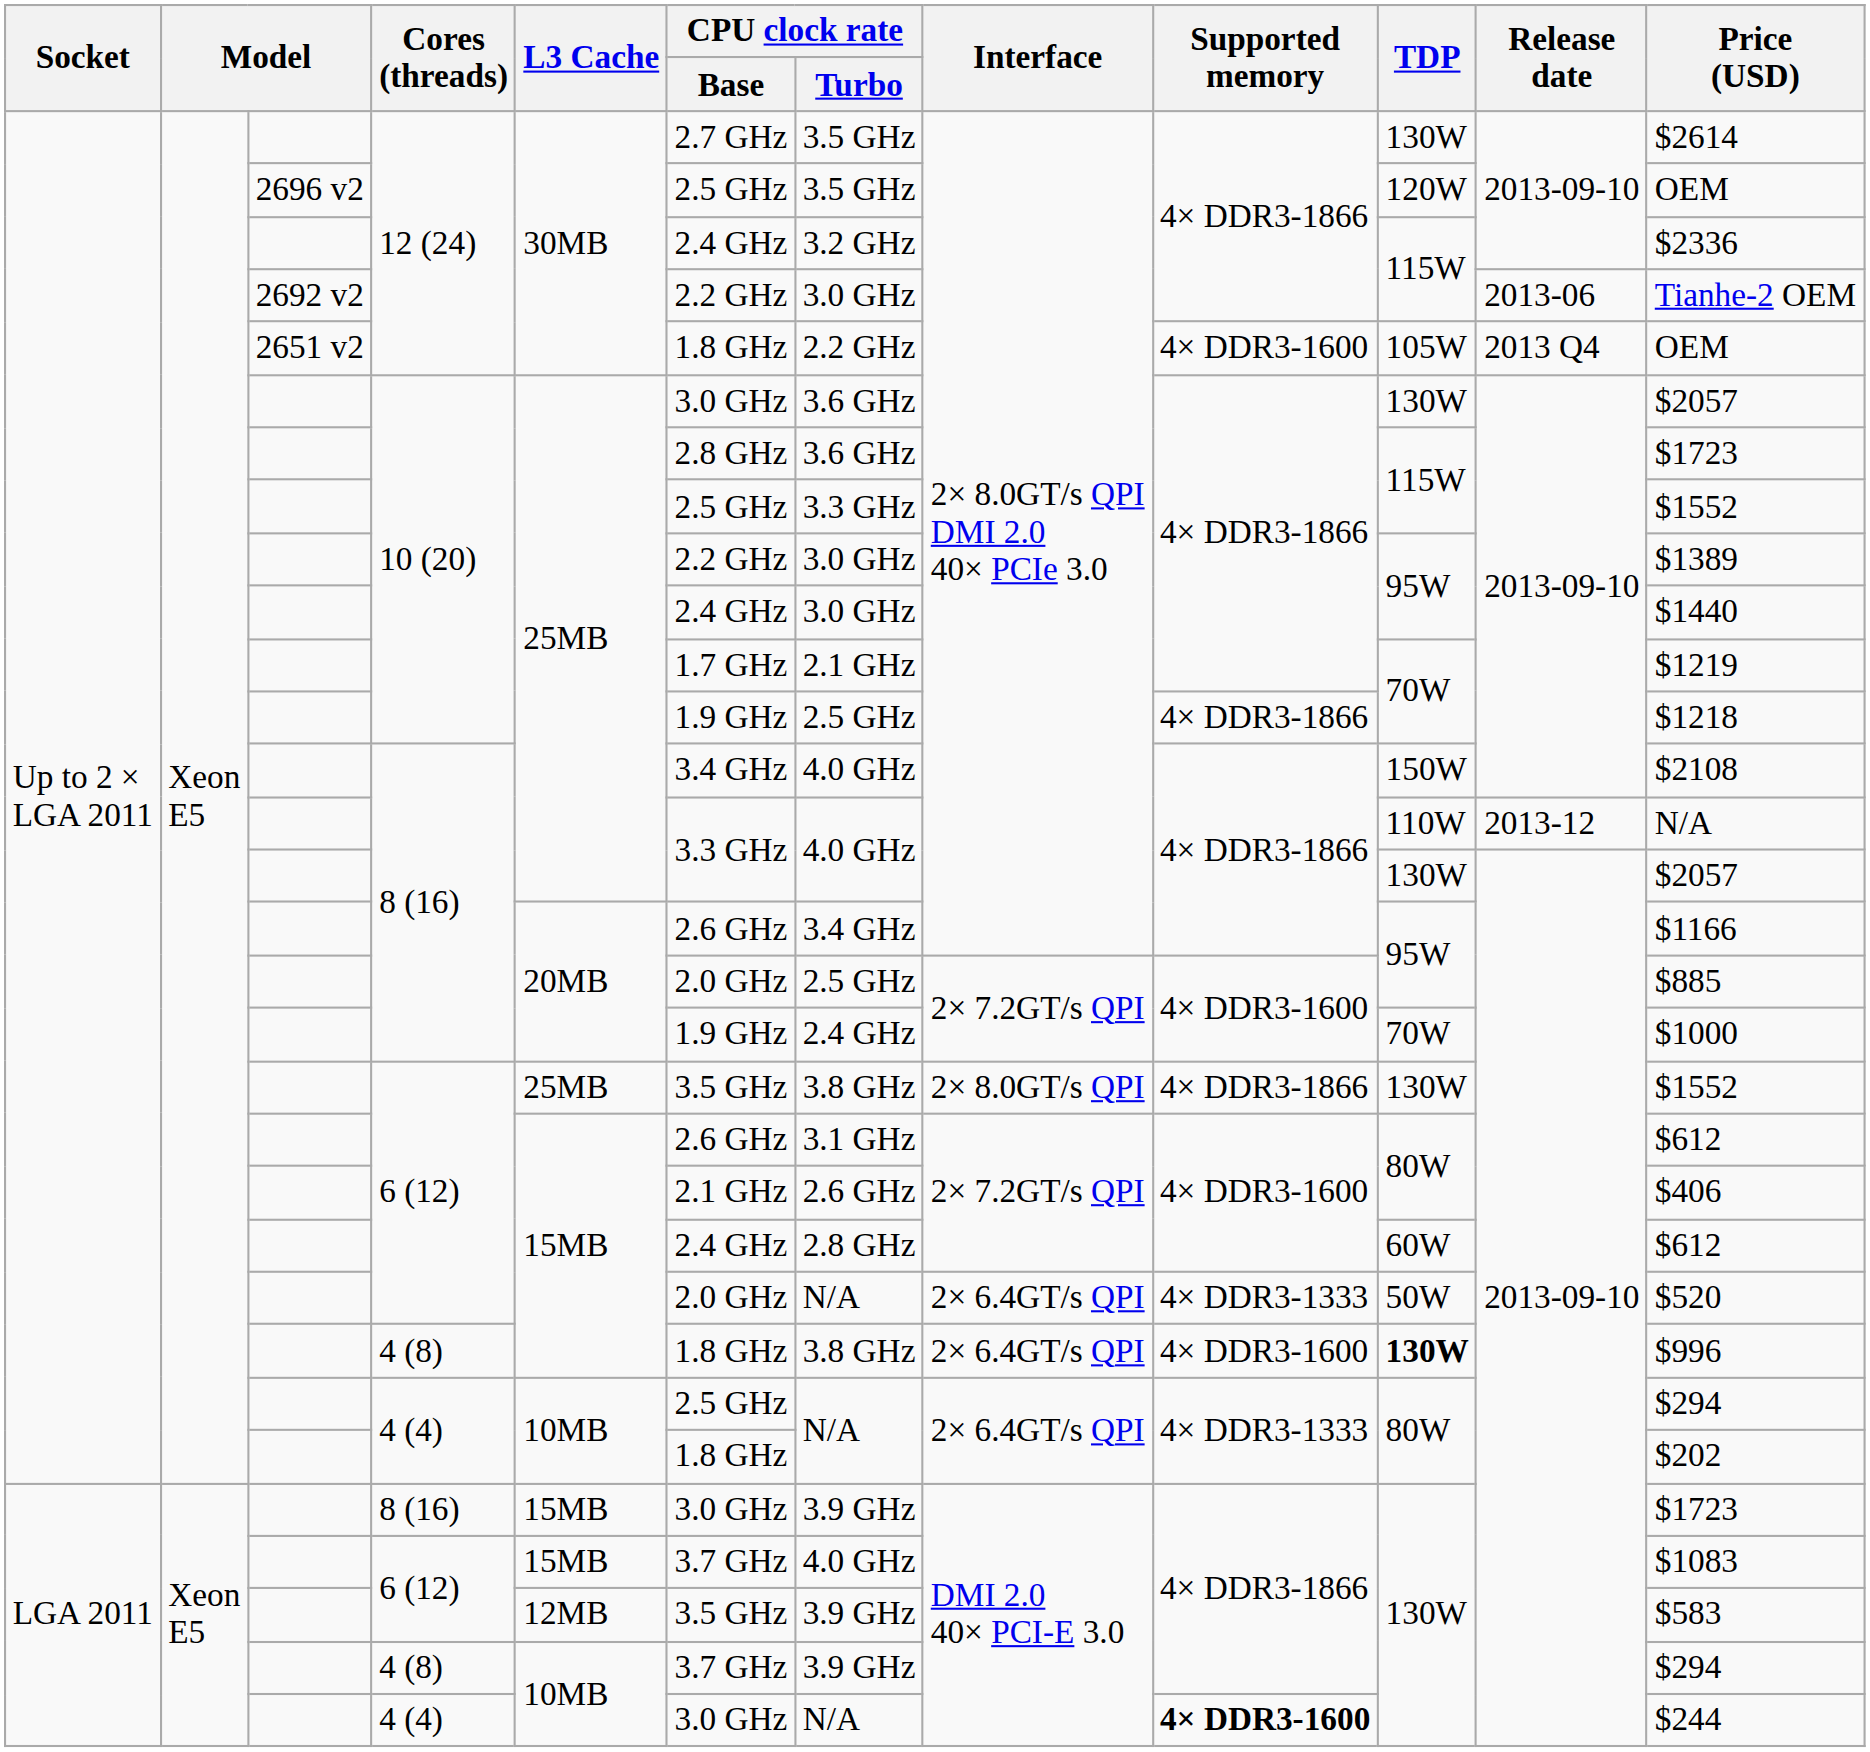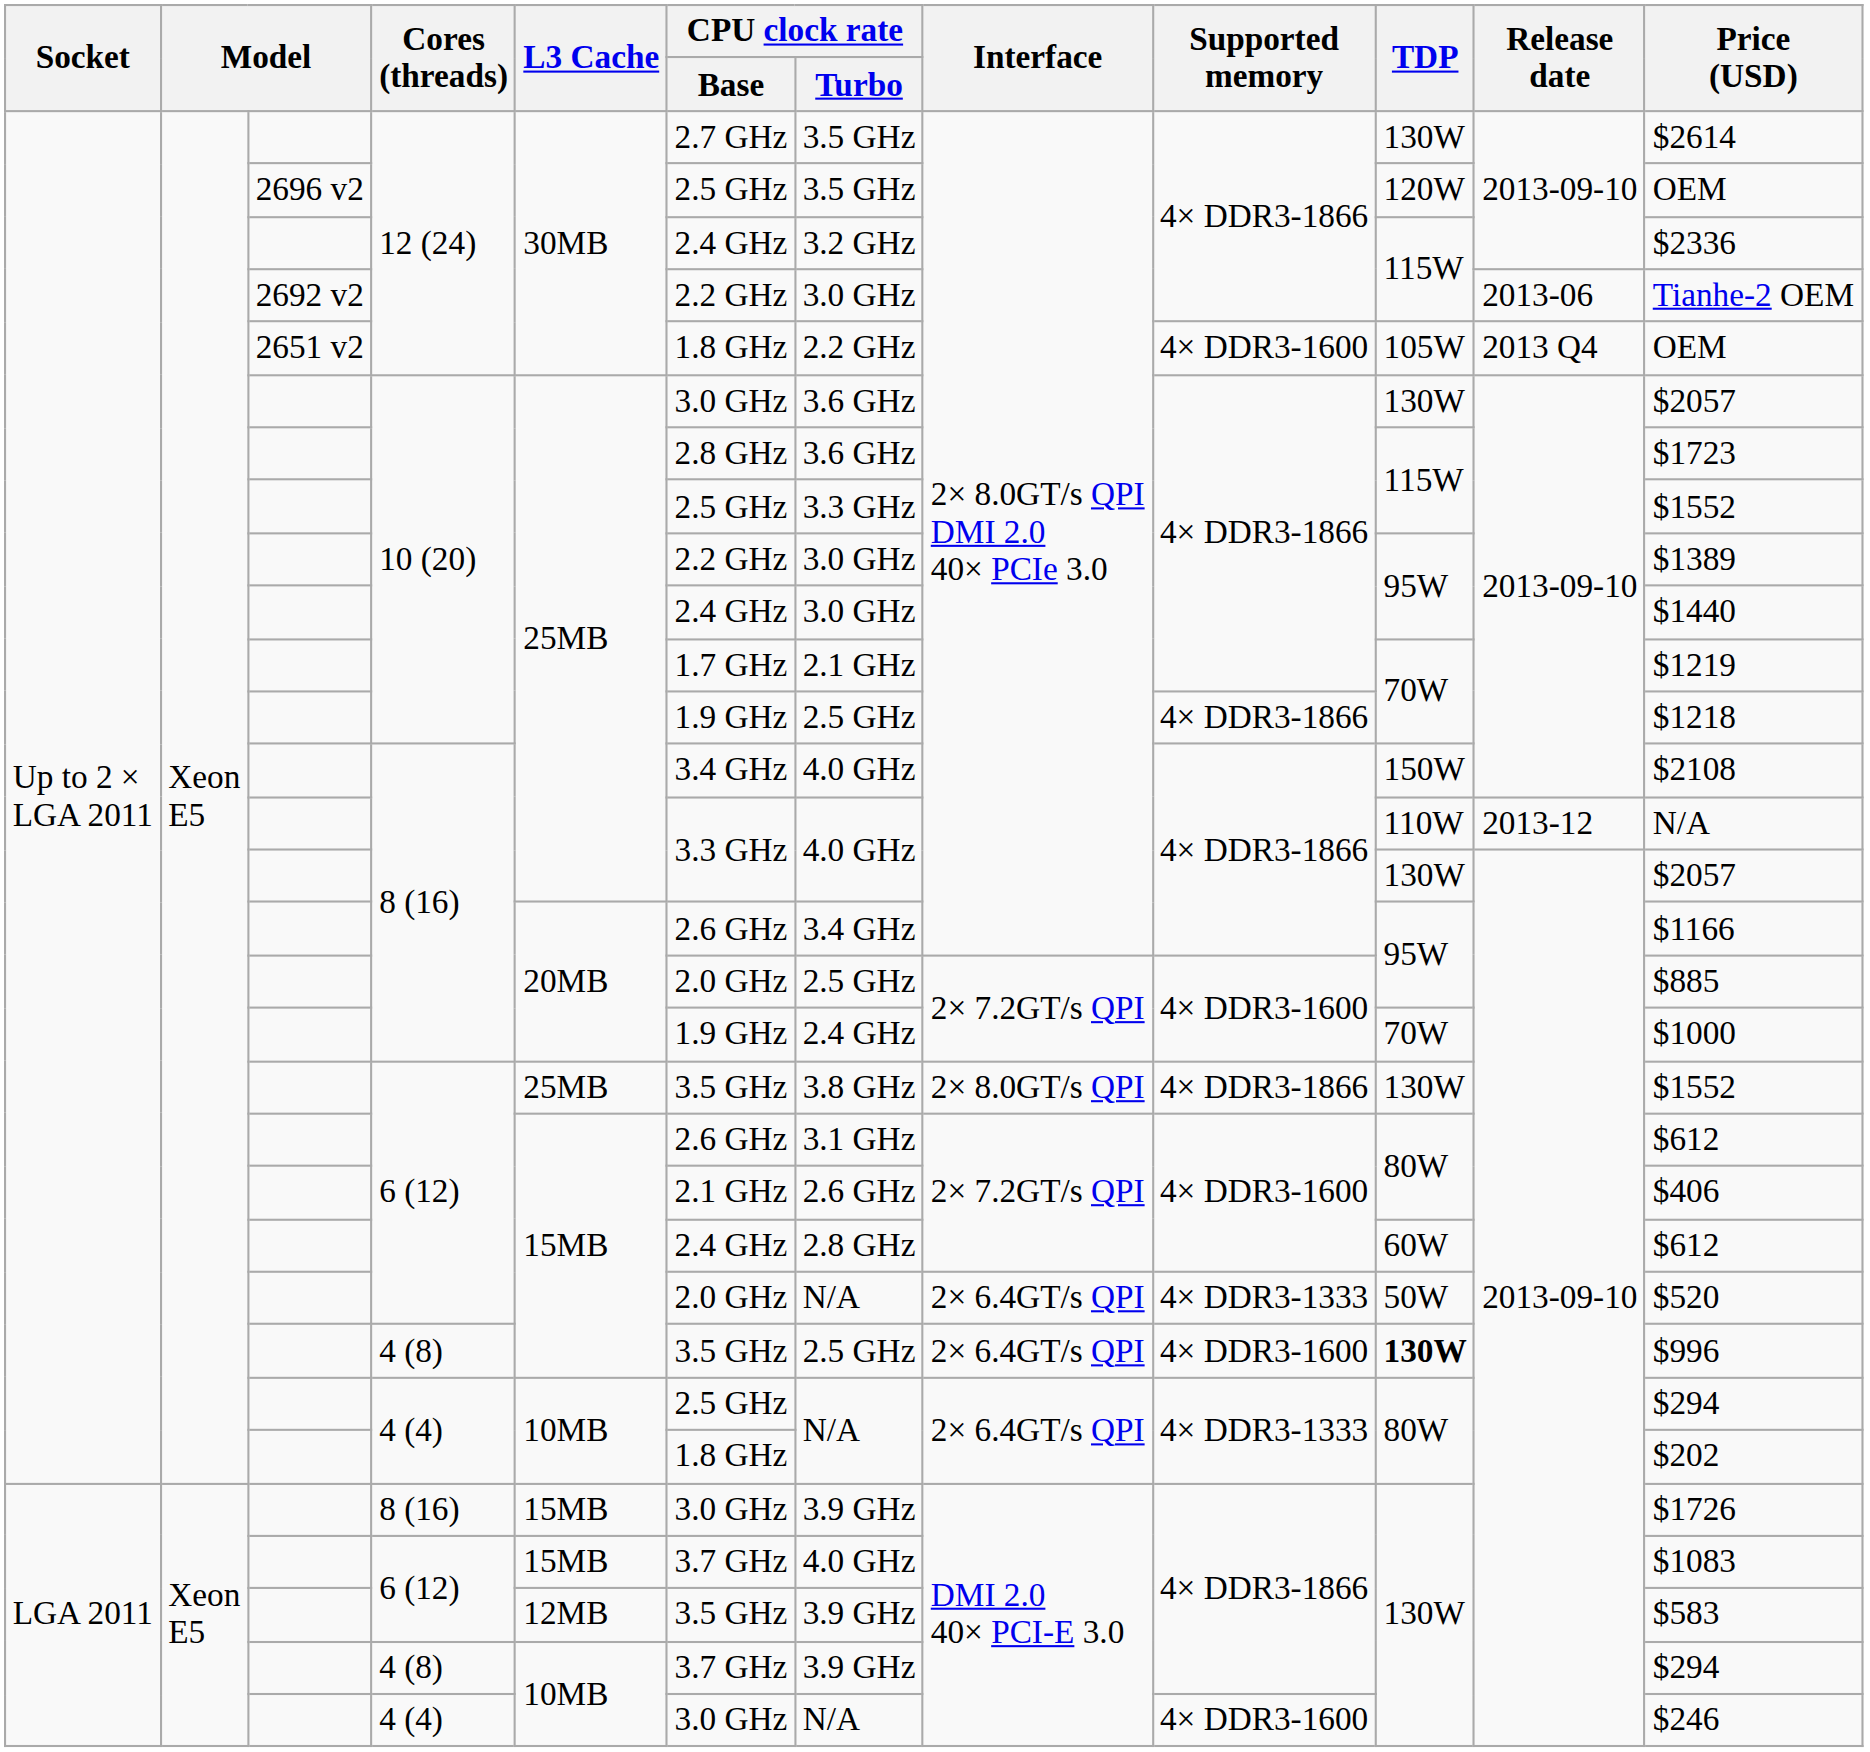(731, 1350) 1.8 GHz -> (731, 1350) 3.5 GHz
(859, 1350) 3.8 GHz -> (859, 1350) 2.5 GHz
(1696, 1508) $1723 -> (1694, 1508) $1726
(1265, 1719) bold -> (1264, 1719) normal
(1688, 1719) $244 -> (1686, 1719) $246
